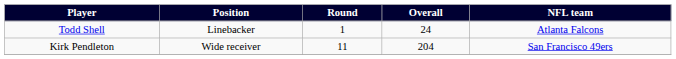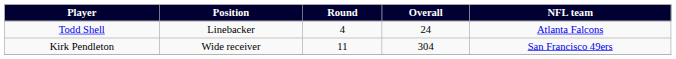(342, 29) 1 -> (342, 29) 4
(426, 46) 204 -> (426, 46) 304
